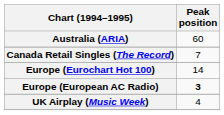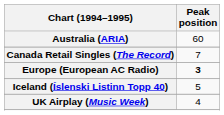- row: (90, 70)
+ row: (90, 86)
